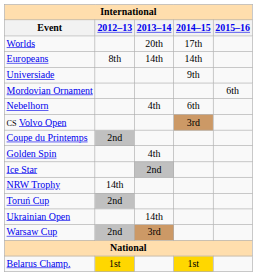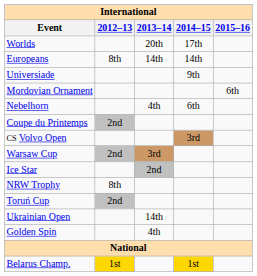rows swapped: (37, 122) <-> (47, 138)
rows swapped: (32, 153) <-> (32, 232)
(115, 185) 14th -> (115, 185) 8th
